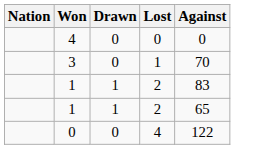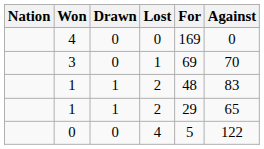+ column: (190, 16)
